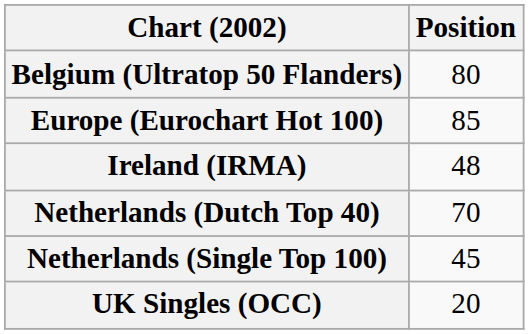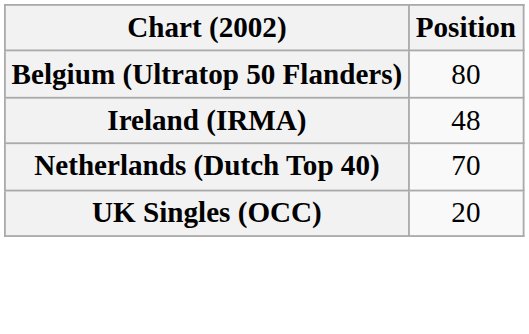- row: (207, 119)
- row: (207, 258)
